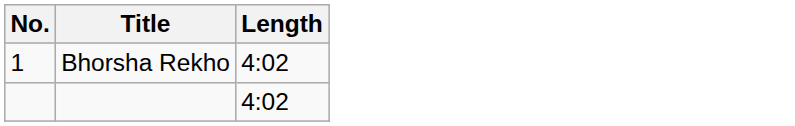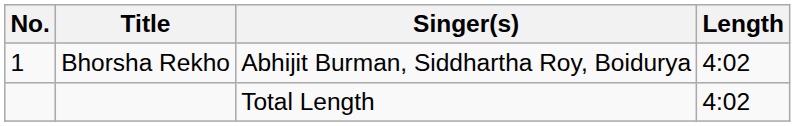+ column: (466, 23)
